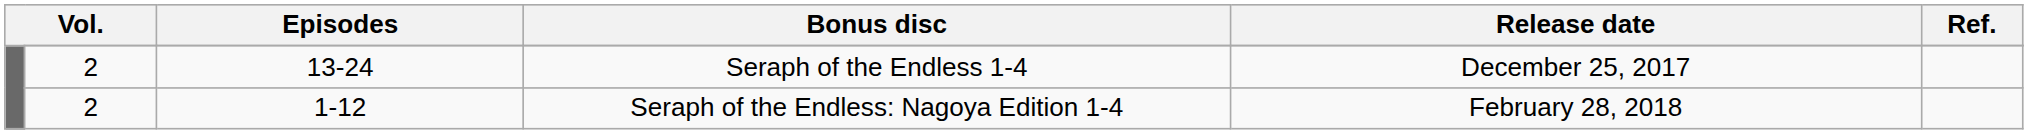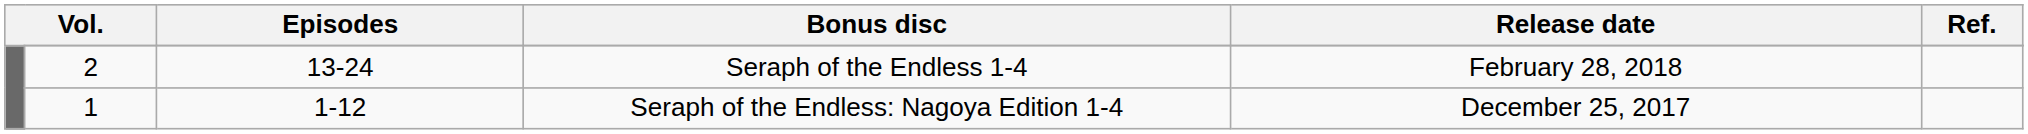(1576, 66) December 25, 2017 -> (1576, 66) February 28, 2018
(91, 107) 2 -> (91, 107) 1
(1576, 107) February 28, 2018 -> (1576, 107) December 25, 2017
